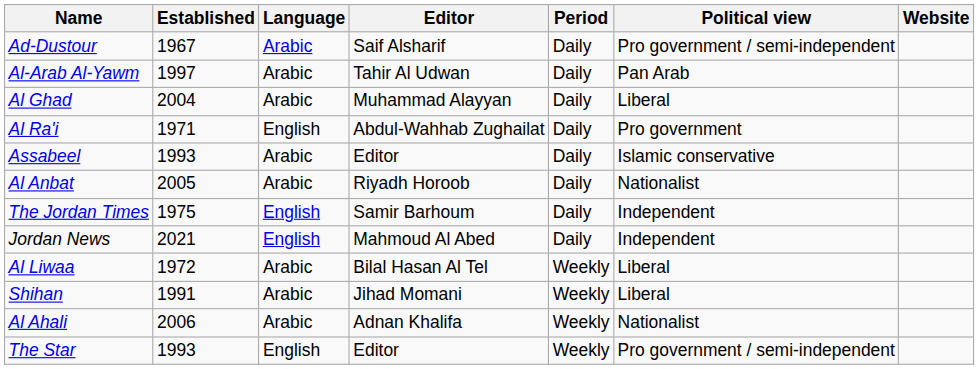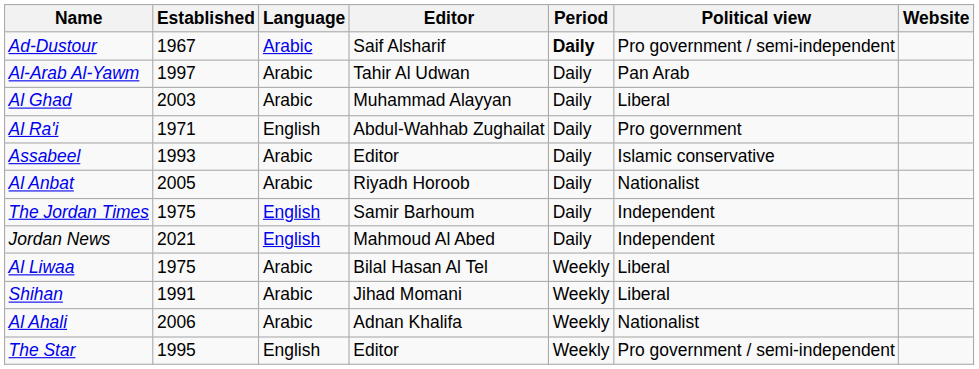(572, 45) normal -> (574, 45) bold
(176, 101) 2004 -> (176, 101) 2003
(176, 267) 1972 -> (176, 267) 1975
(176, 350) 1993 -> (176, 350) 1995
